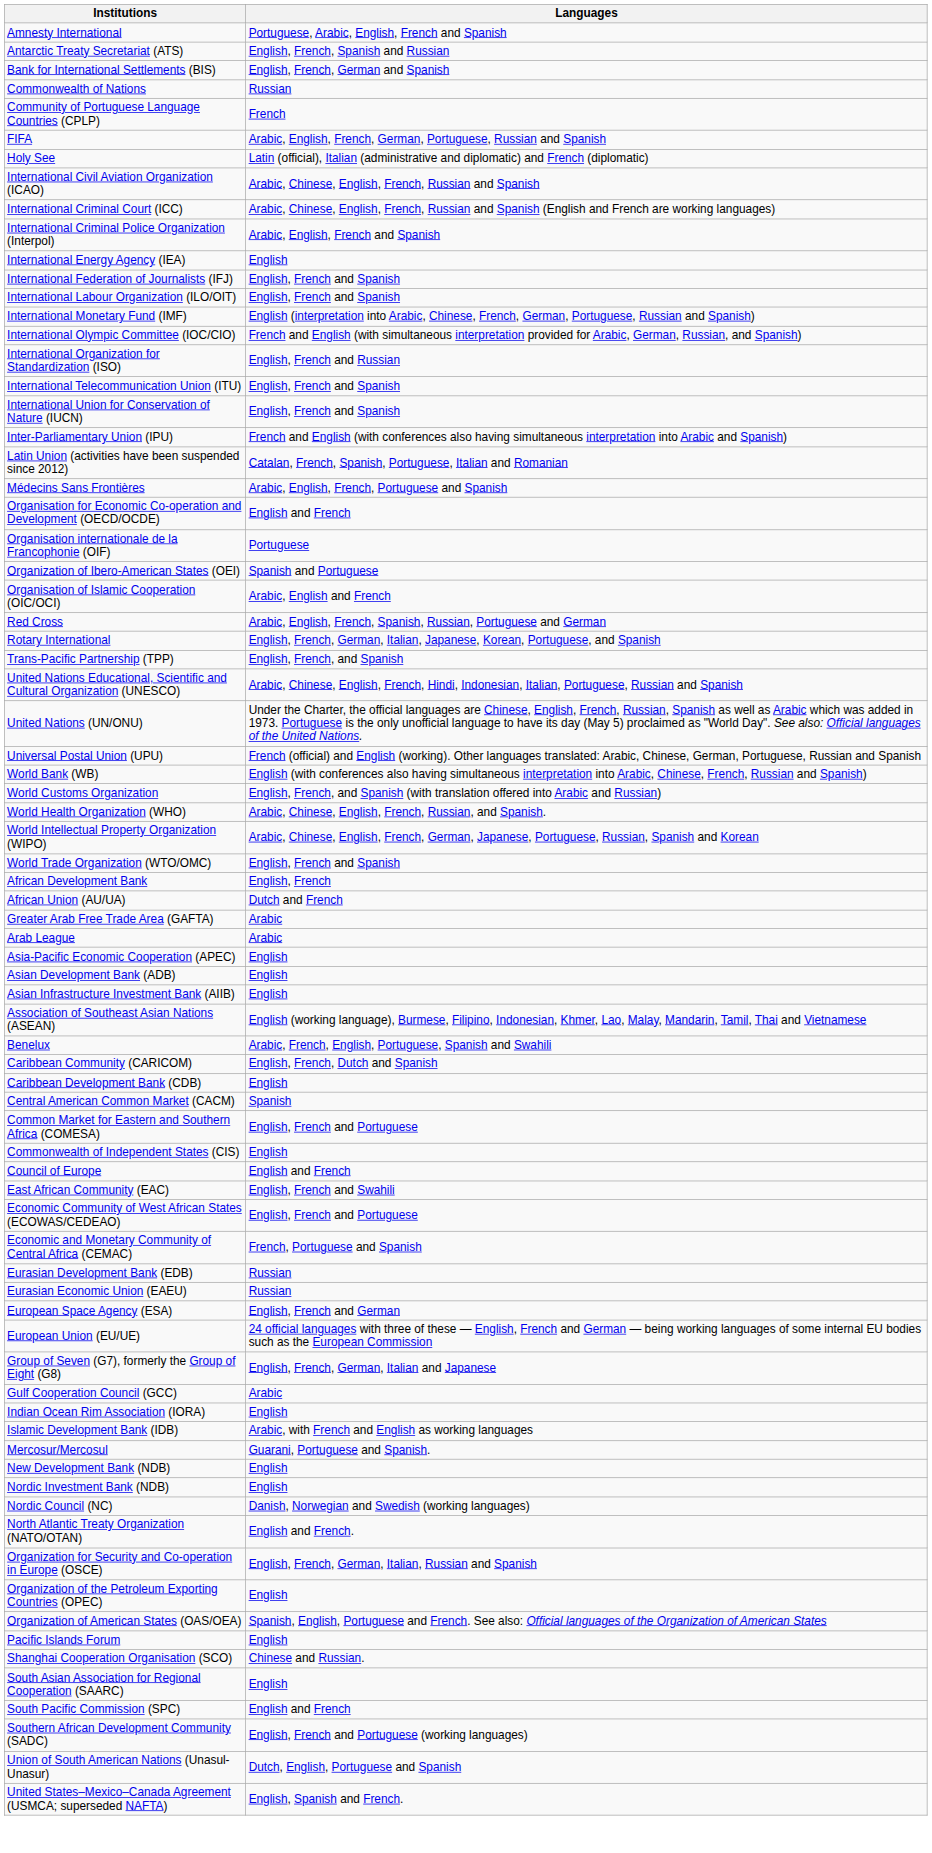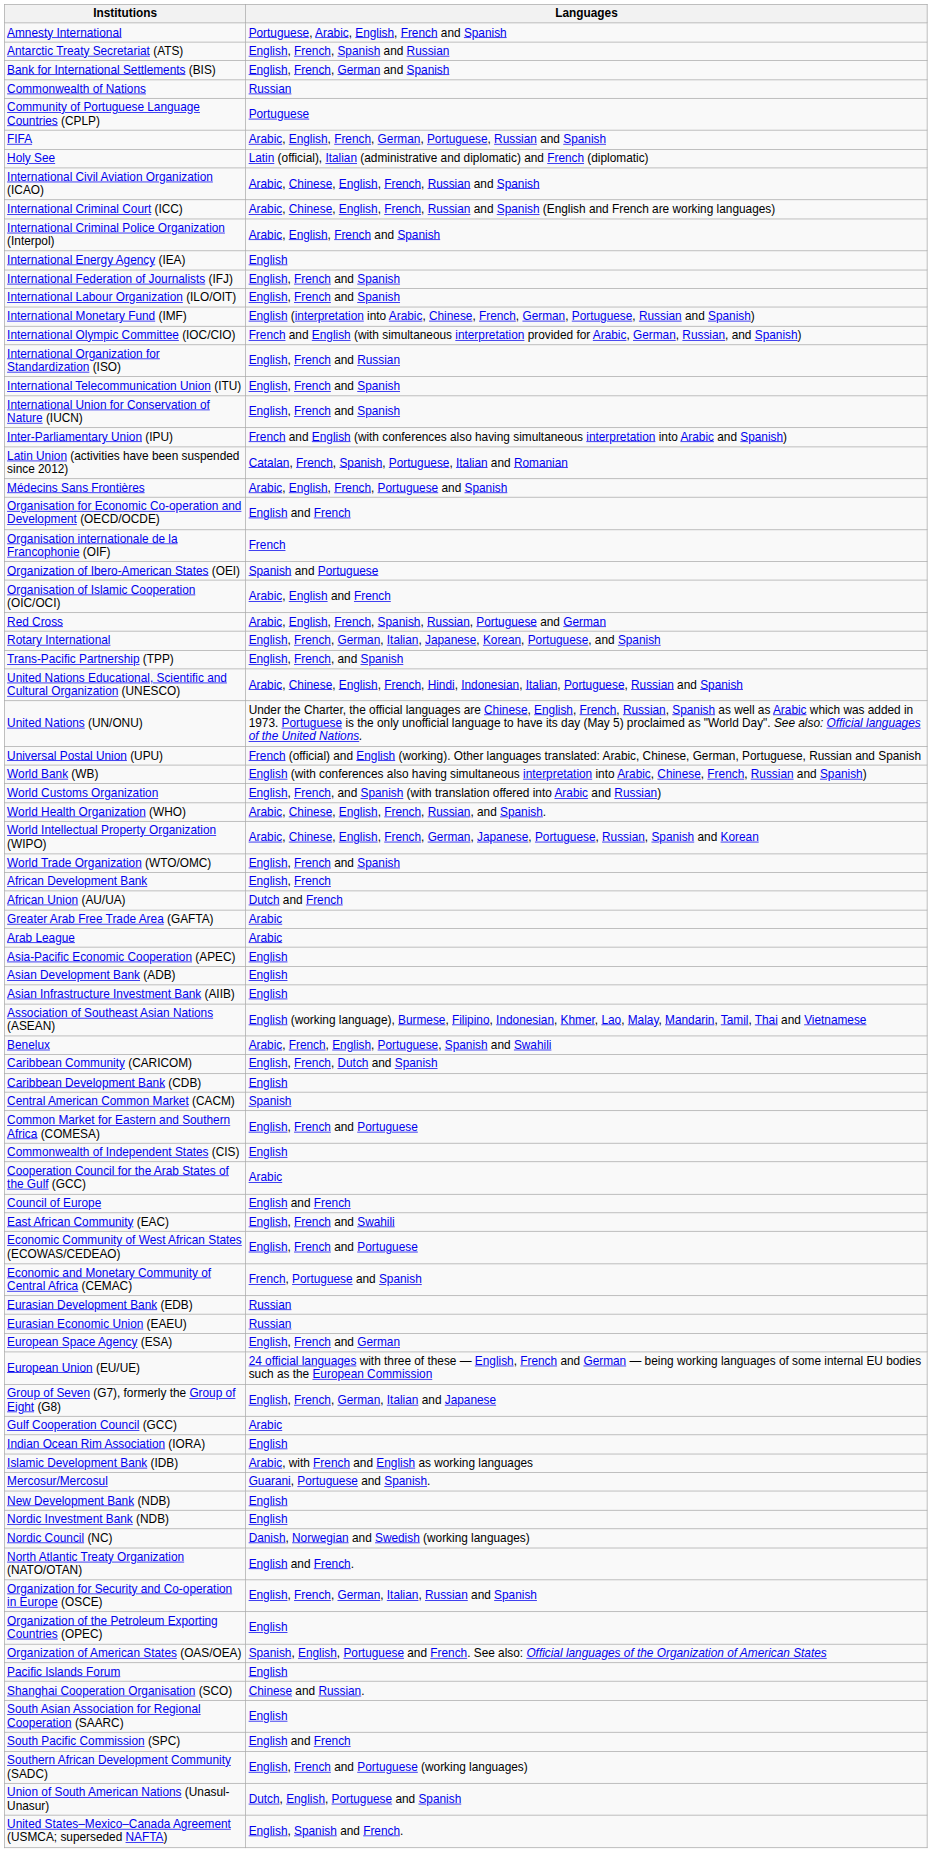(267, 114) French -> (279, 114) Portuguese
(279, 545) Portuguese -> (267, 545) French
+ row: (118, 1178)
